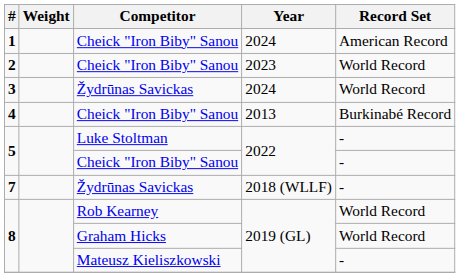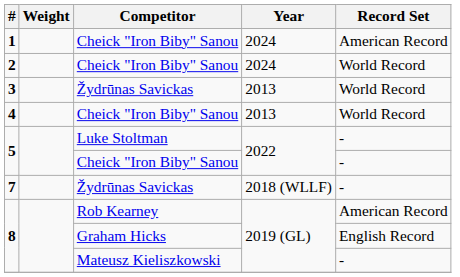(261, 65) 2023 -> (261, 65) 2024
(261, 89) 2024 -> (261, 89) 2013
(395, 114) Burkinabé Record -> (382, 114) World Record
(382, 211) World Record -> (393, 211) American Record
(382, 235) World Record -> (387, 235) English Record
